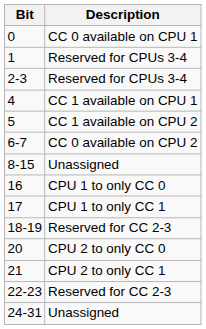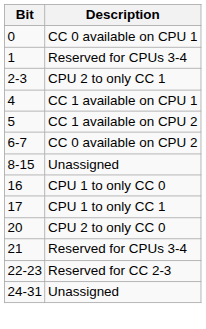(118, 79) Reserved for CPUs 3-4 -> (107, 79) CPU 2 to only CC 1
- row: (25, 228)
(107, 270) CPU 2 to only CC 1 -> (118, 249) Reserved for CPUs 3-4
